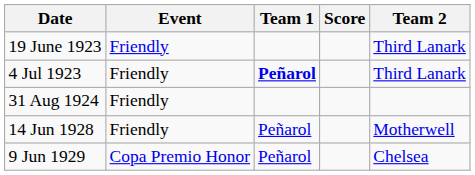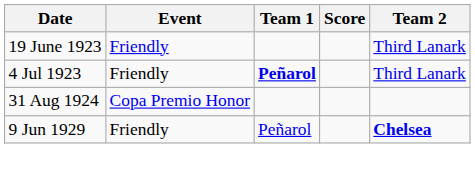(139, 101) Friendly -> (180, 101) Copa Premio Honor
- row: (51, 128)
(180, 156) Copa Premio Honor -> (139, 128) Friendly
(401, 156) normal -> (402, 128) bold
